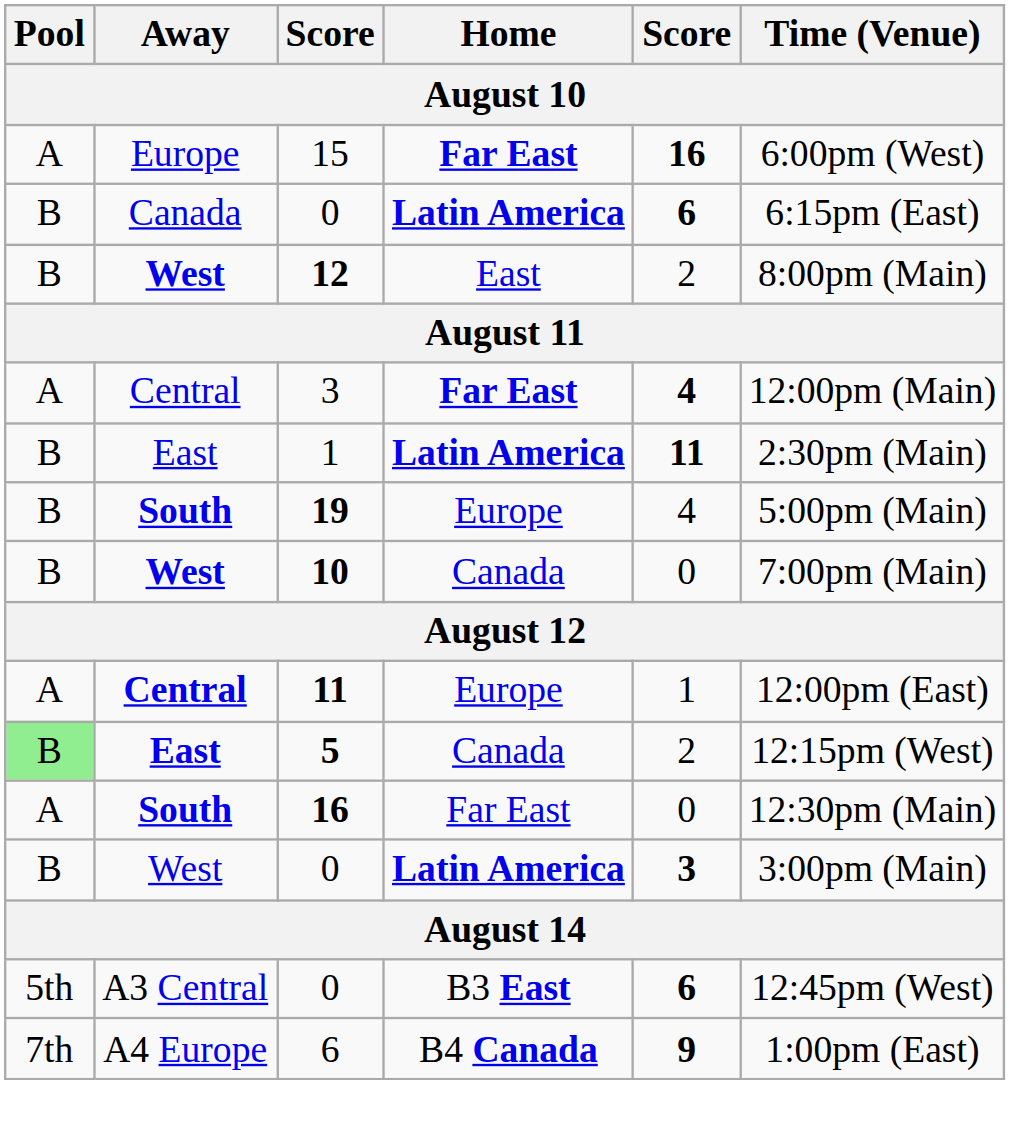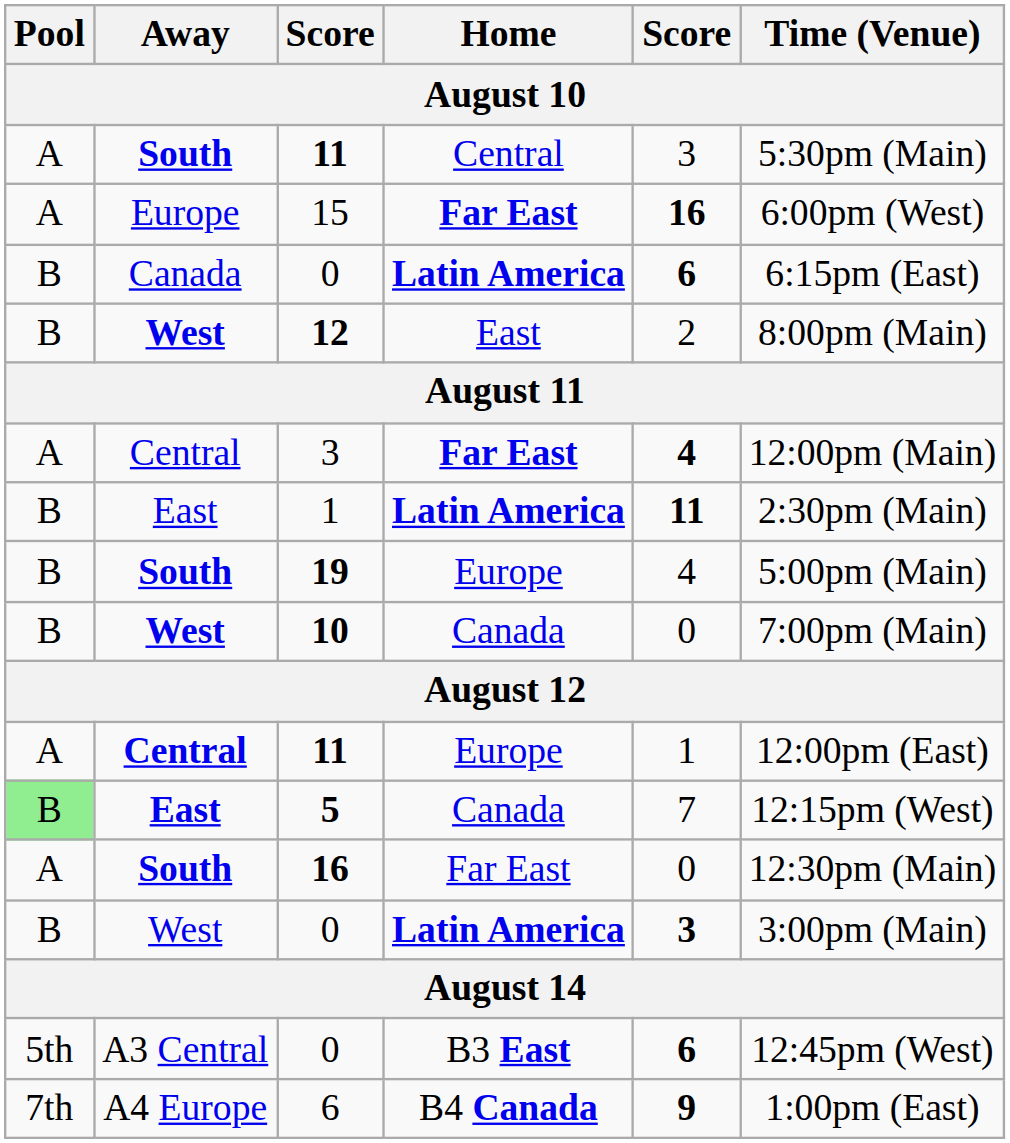+ row: (185, 153)
(687, 749) 2 -> (687, 809) 7
